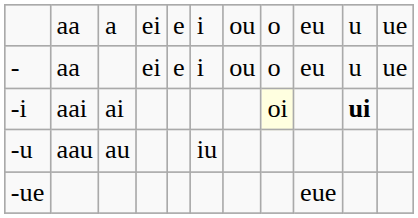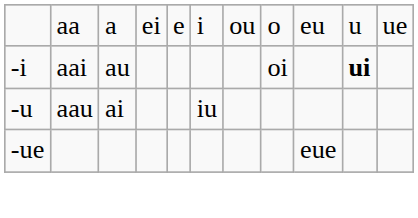- row: (15, 66)
(114, 108) ai -> (117, 66) au
(278, 108) lightyellow background -> (278, 66) no background
(117, 150) au -> (114, 108) ai
